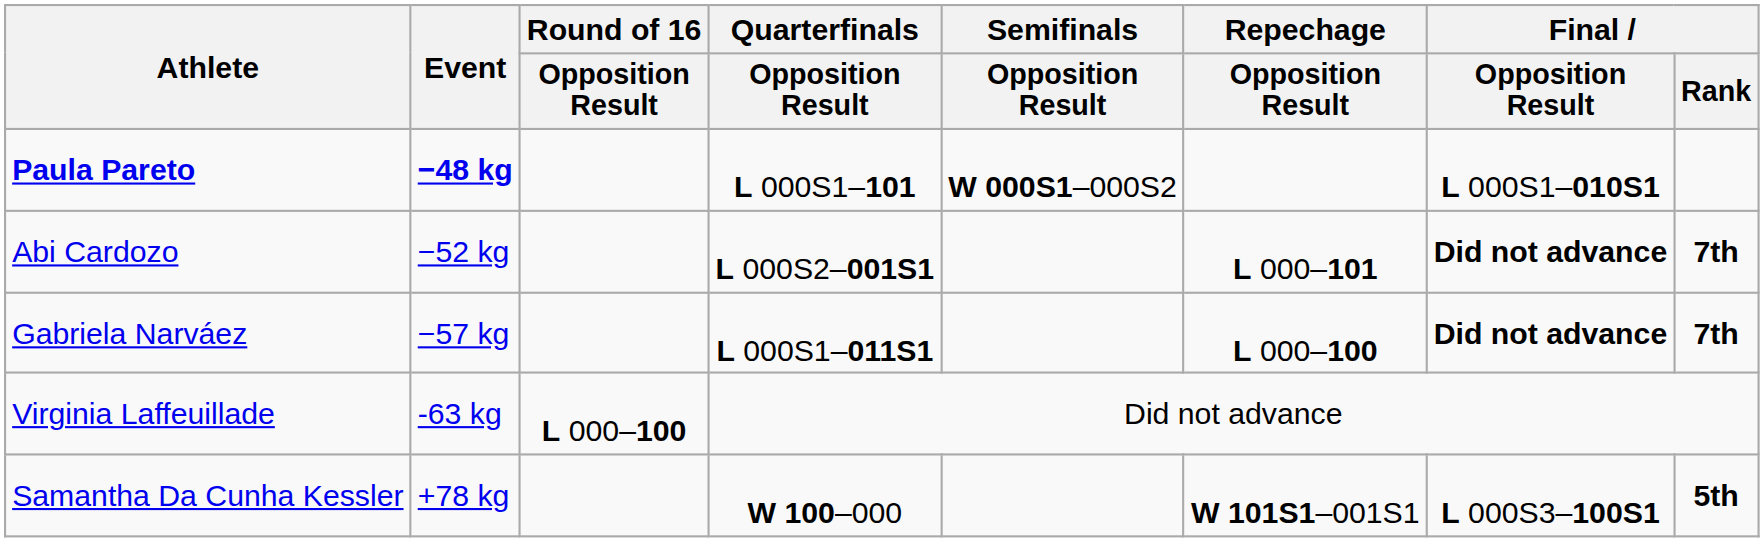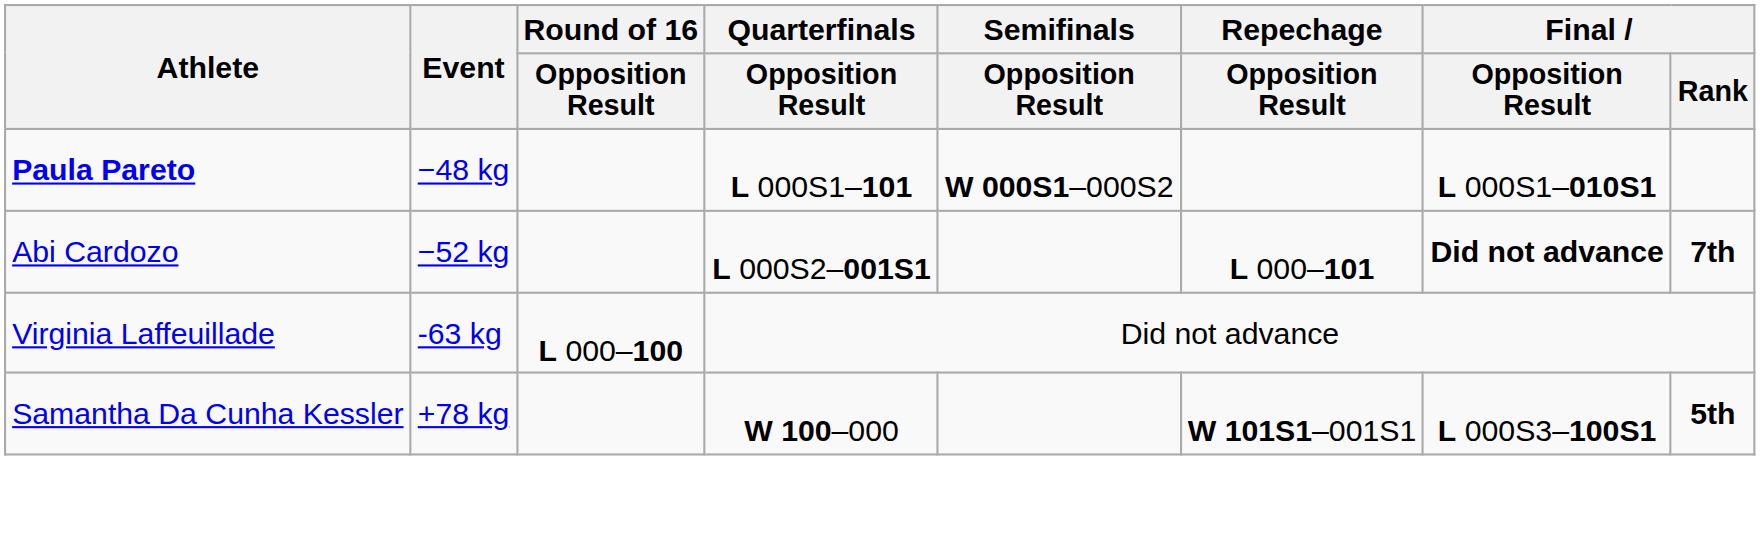(465, 170) bold -> (464, 170) normal
- row: (130, 333)
